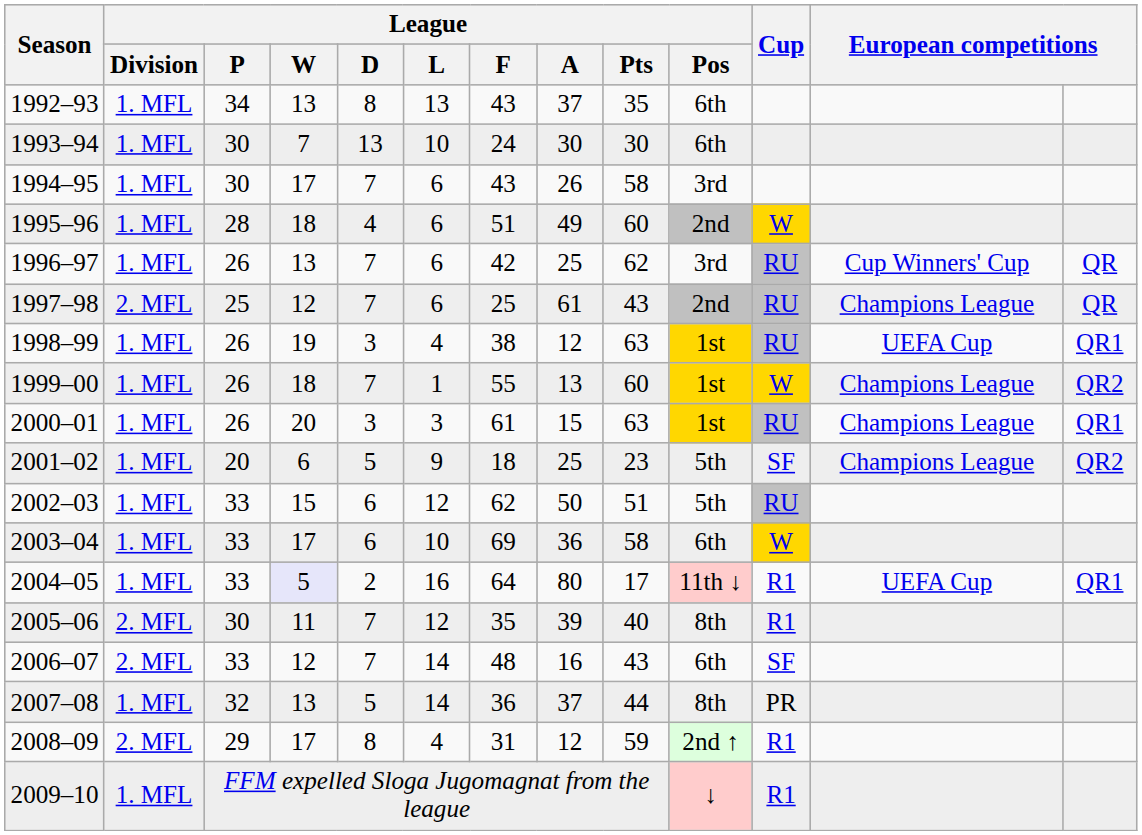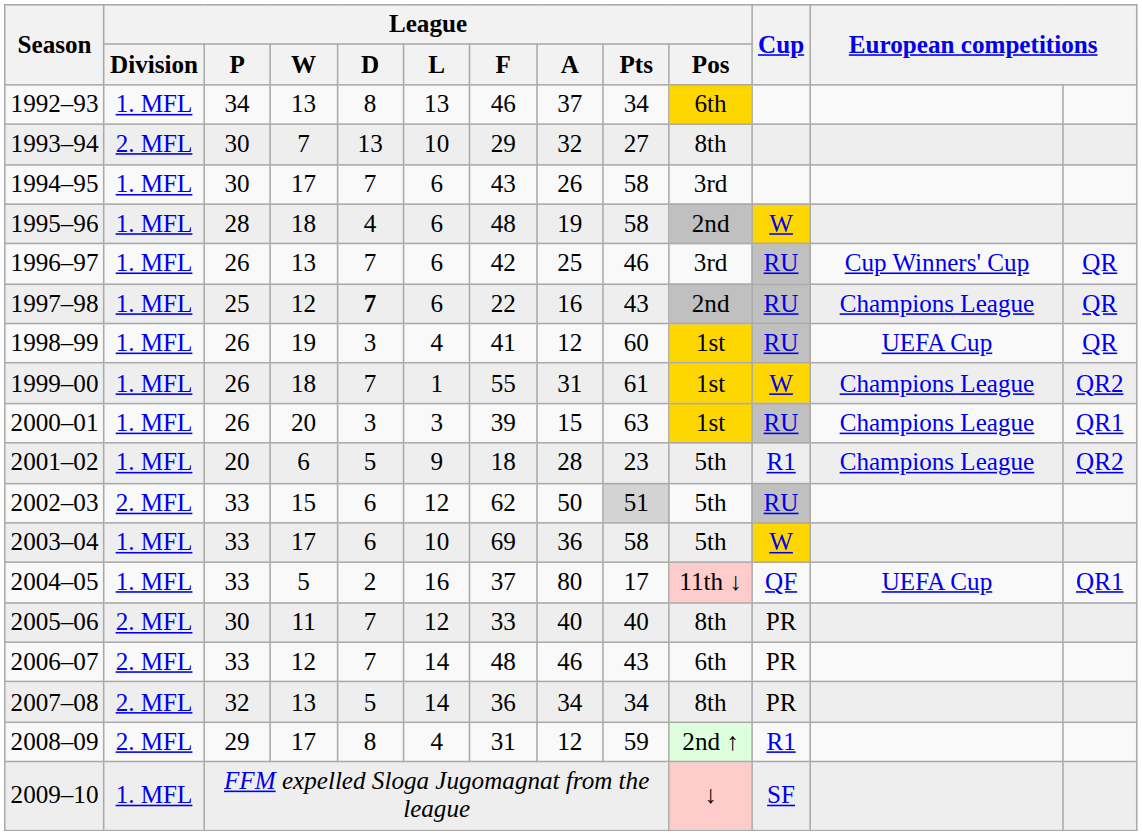(503, 104) 43 -> (503, 104) 46
(636, 104) 35 -> (636, 104) 34
(711, 104) no background -> (711, 104) gold background
(154, 143) 1. MFL -> (154, 143) 2. MFL
(503, 143) 24 -> (503, 143) 29
(570, 143) 30 -> (570, 143) 32
(636, 143) 30 -> (636, 143) 27
(711, 143) 6th -> (711, 143) 8th
(503, 223) 51 -> (503, 223) 48
(570, 223) 49 -> (570, 223) 19
(636, 223) 60 -> (636, 223) 58
(636, 263) 62 -> (636, 263) 46
(154, 303) 2. MFL -> (154, 303) 1. MFL
(370, 303) normal -> (370, 303) bold
(503, 303) 25 -> (503, 303) 22
(570, 303) 61 -> (570, 303) 16
(503, 343) 38 -> (503, 343) 41
(636, 343) 63 -> (636, 343) 60
(1100, 343) QR1 -> (1100, 343) QR
(570, 382) 13 -> (570, 382) 31
(636, 382) 60 -> (636, 382) 61
(503, 422) 61 -> (503, 422) 39
(570, 462) 25 -> (570, 462) 28
(781, 462) SF -> (781, 462) R1
(154, 502) 1. MFL -> (154, 502) 2. MFL
(636, 502) no background -> (636, 502) lightgrey background
(711, 542) 6th -> (711, 542) 5th
(304, 582) lavender background -> (304, 582) no background
(503, 582) 64 -> (503, 582) 37
(781, 582) R1 -> (781, 582) QF
(503, 622) 35 -> (503, 622) 33
(570, 622) 39 -> (570, 622) 40
(781, 622) R1 -> (781, 622) PR
(570, 661) 16 -> (570, 661) 46
(781, 661) SF -> (781, 661) PR
(154, 701) 1. MFL -> (154, 701) 2. MFL
(570, 701) 37 -> (570, 701) 34
(636, 701) 44 -> (636, 701) 34
(781, 795) R1 -> (781, 795) SF
